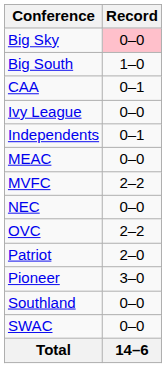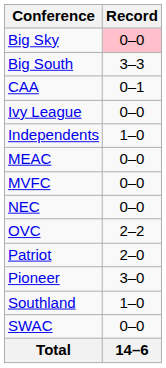(132, 64) 1–0 -> (132, 64) 3–3
(132, 135) 0–1 -> (132, 135) 1–0
(132, 183) 2–2 -> (132, 183) 0–0
(132, 302) 0–0 -> (132, 302) 1–0
